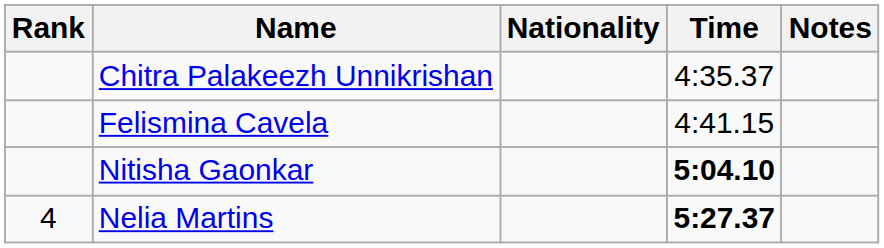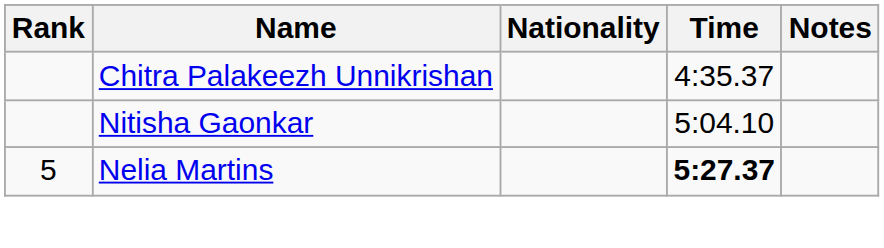- row: (214, 123)
(724, 170) bold -> (724, 123) normal
(48, 218) 4 -> (48, 170) 5
